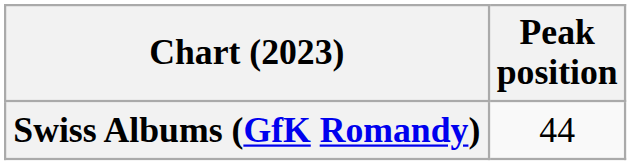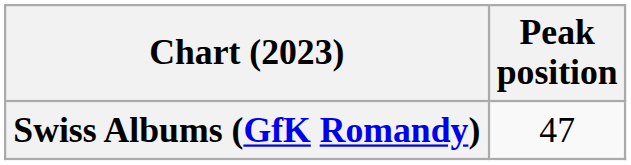(557, 129) 44 -> (557, 129) 47
